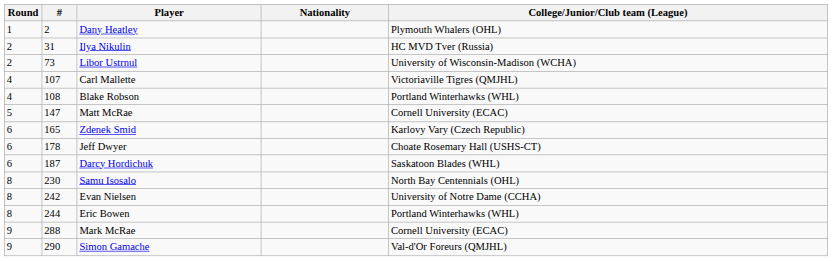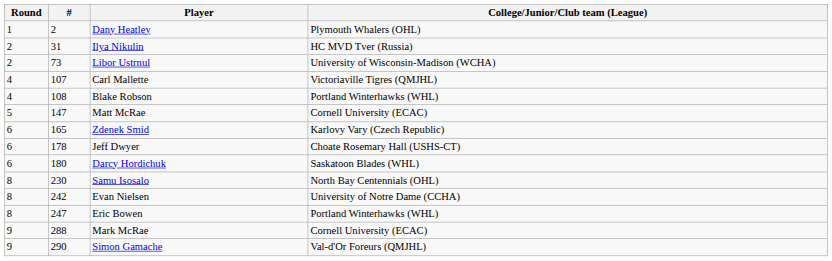- column: (325, 12)
(52, 163) 187 -> (59, 163) 180
(52, 213) 244 -> (59, 213) 247
